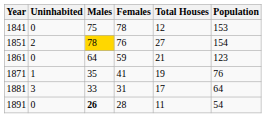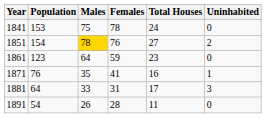columns swapped: (236, 12) <-> (57, 12)
(160, 27) 12 -> (154, 27) 24
(160, 58) 21 -> (154, 58) 23
(160, 74) 19 -> (154, 74) 16
(92, 105) bold -> (86, 105) normal
